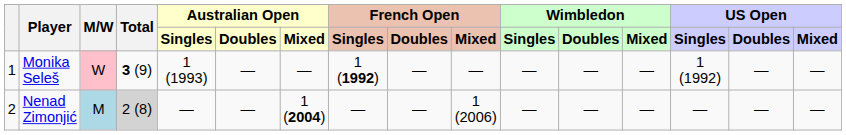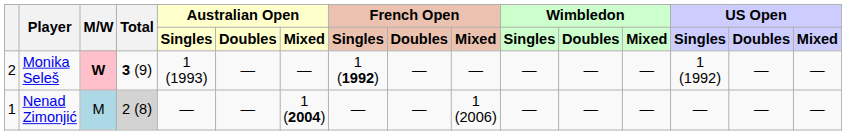(12, 70) 1 -> (12, 70) 2
(98, 70) normal -> (98, 70) bold
(12, 109) 2 -> (12, 109) 1
